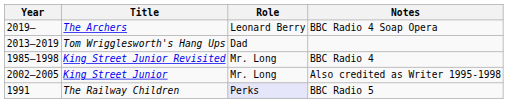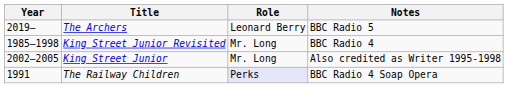(374, 28) BBC Radio 4 Soap Opera -> (342, 28) BBC Radio 5
- row: (144, 44)
(342, 91) BBC Radio 5 -> (374, 75) BBC Radio 4 Soap Opera
